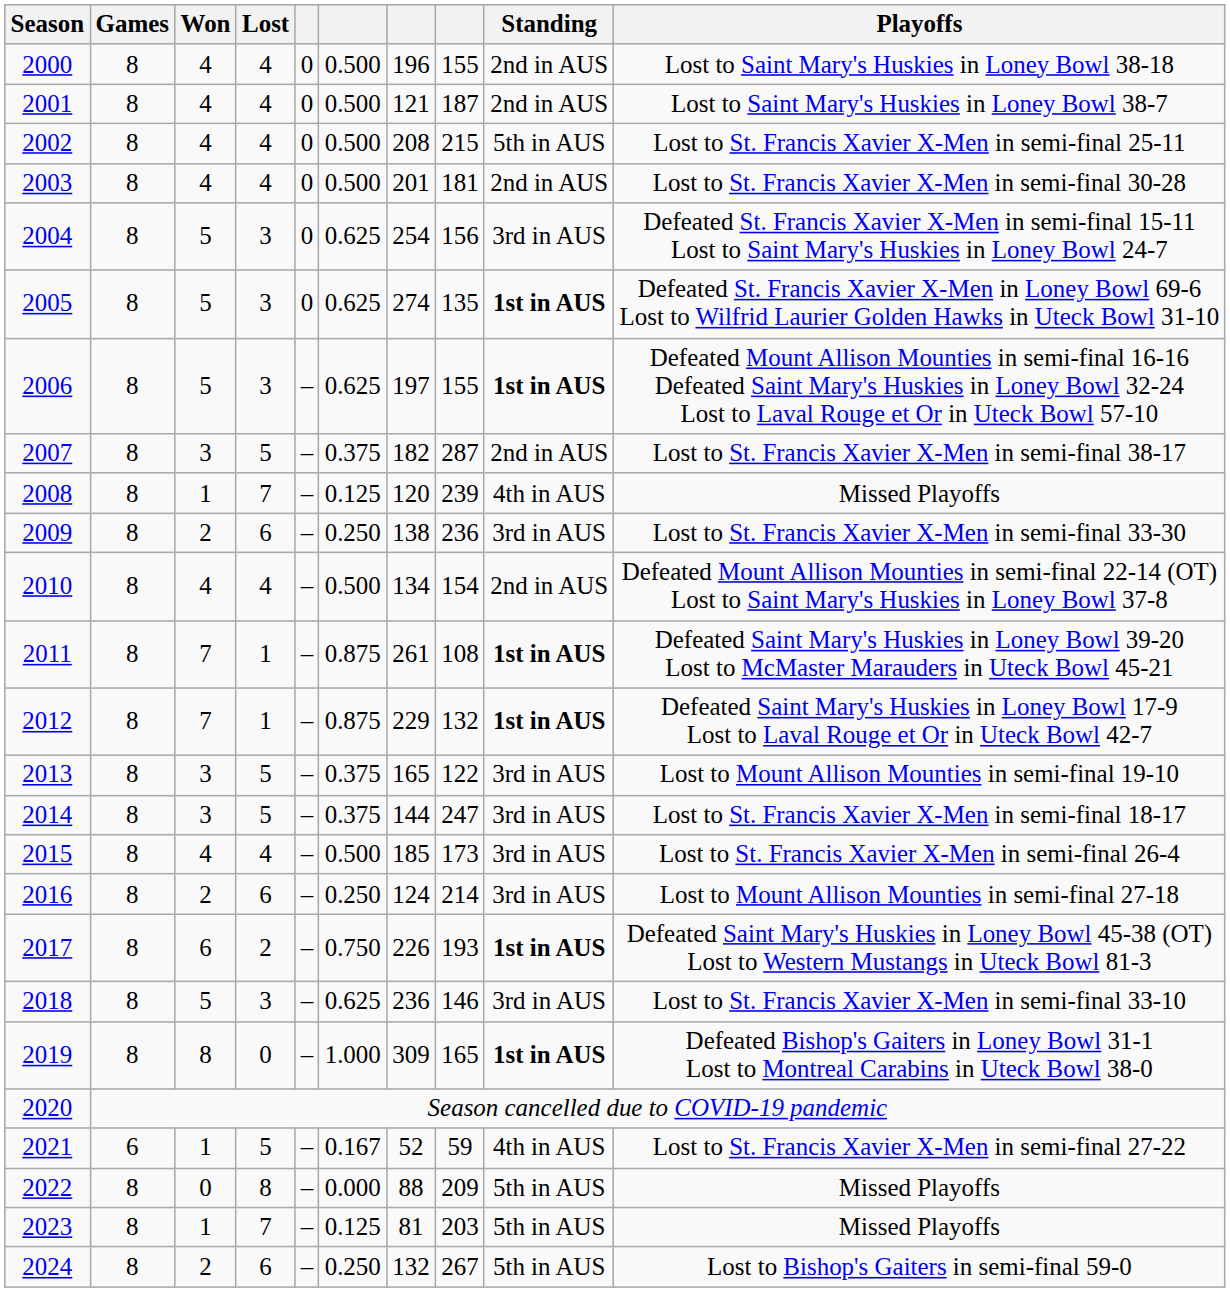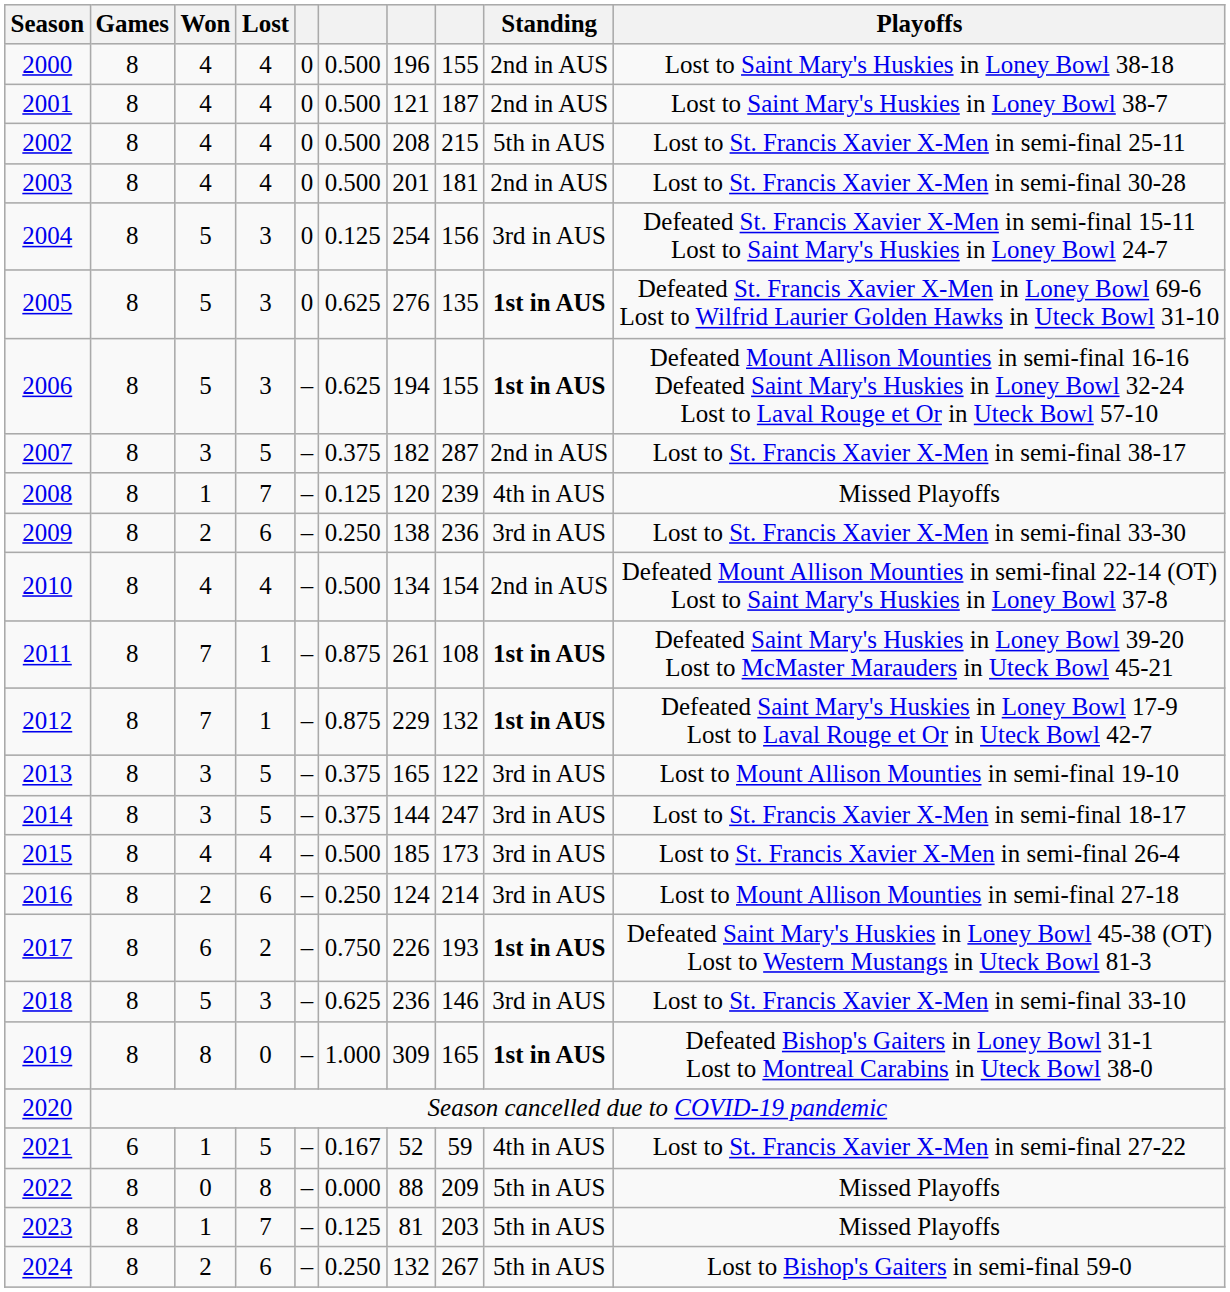(353, 236) 0.625 -> (353, 236) 0.125
(411, 303) 274 -> (411, 303) 276
(411, 385) 197 -> (411, 385) 194
